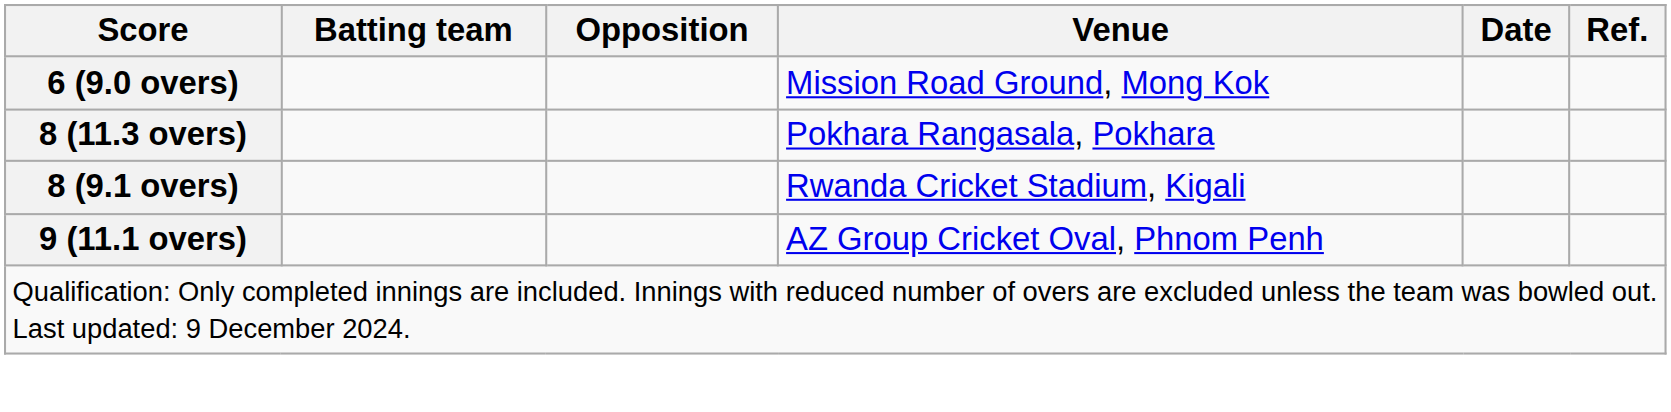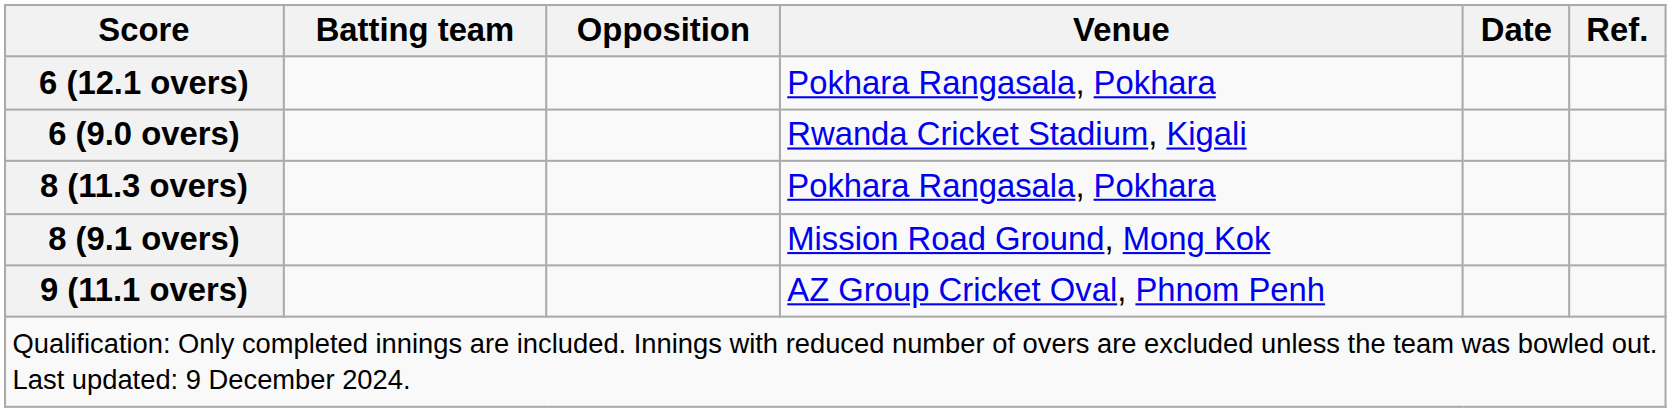+ row: (144, 82)
(1028, 82) Mission Road Ground, Mong Kok -> (1017, 134) Rwanda Cricket Stadium, Kigali
(1016, 186) Rwanda Cricket Stadium, Kigali -> (1029, 238) Mission Road Ground, Mong Kok
